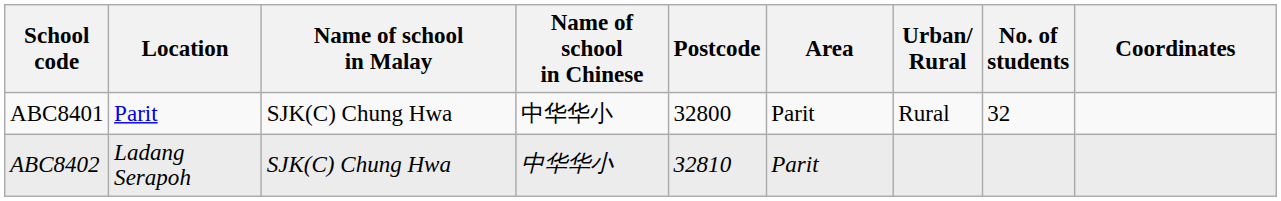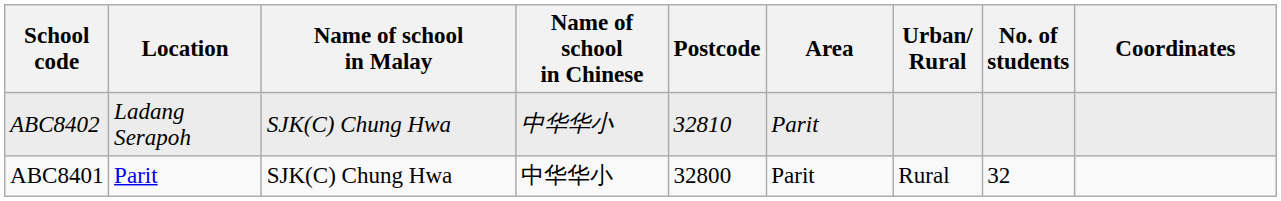rows swapped: (57, 113) <-> (55, 164)
